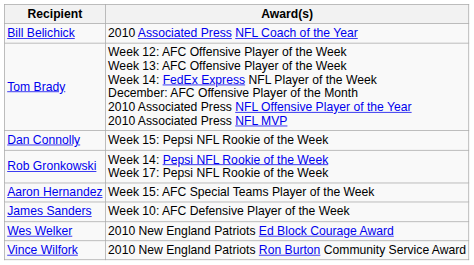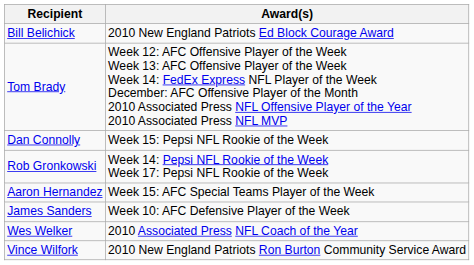(233, 33) 2010 Associated Press NFL Coach of the Year -> (251, 33) 2010 New England Patriots Ed Block Courage Award
(251, 231) 2010 New England Patriots Ed Block Courage Award -> (233, 231) 2010 Associated Press NFL Coach of the Year
